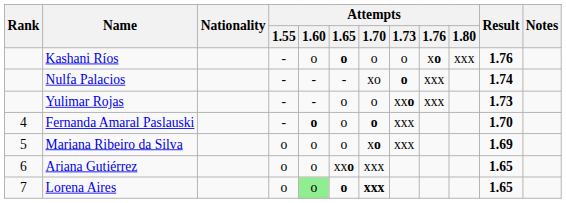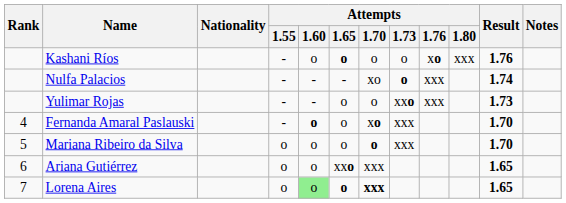(374, 123) o -> (374, 123) xo
(374, 144) xo -> (374, 144) o
(501, 144) 1.69 -> (501, 144) 1.70
